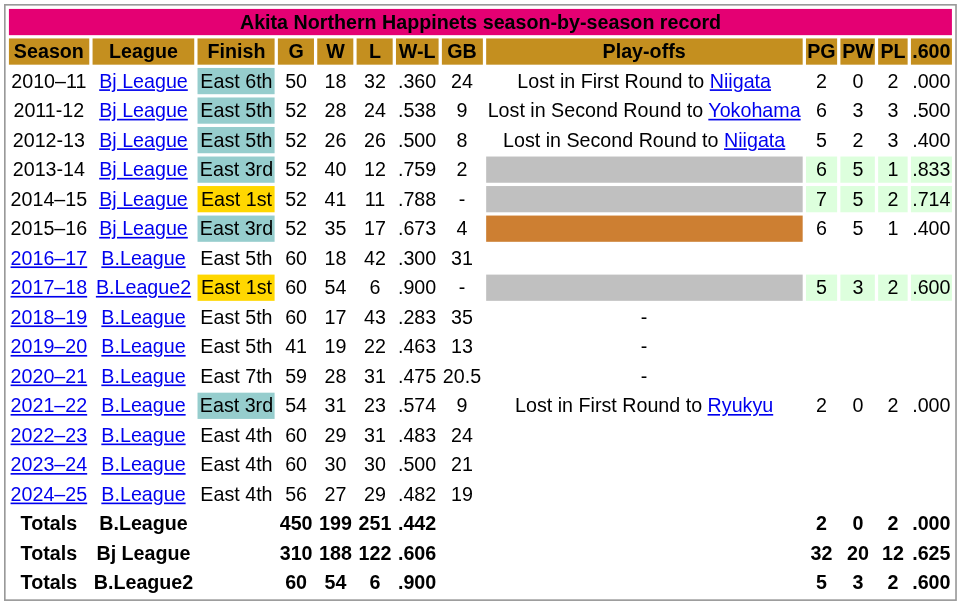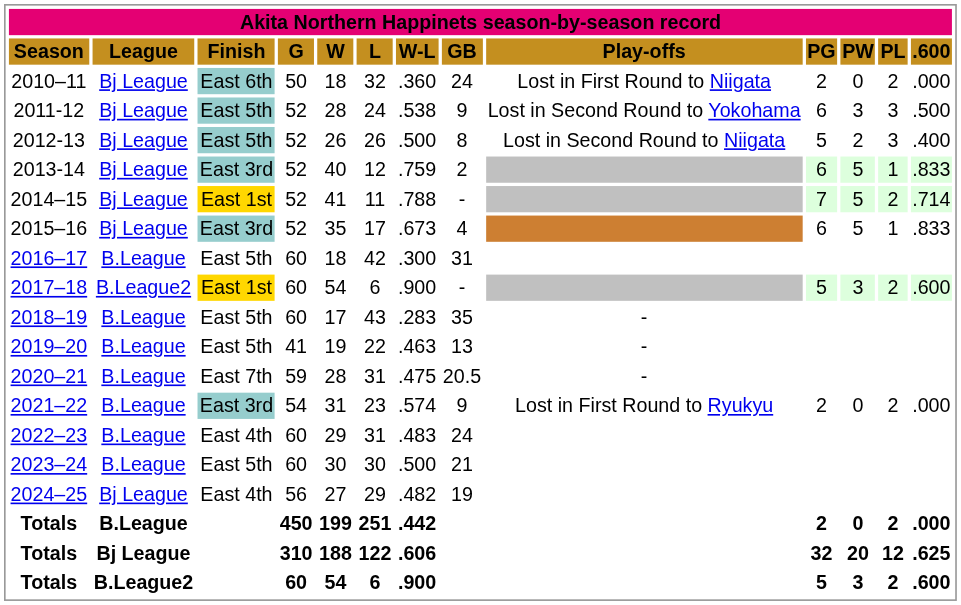(931, 229) .400 -> (931, 229) .833
(236, 465) East 4th -> (236, 465) East 5th
(143, 494) B.League -> (143, 494) Bj League
